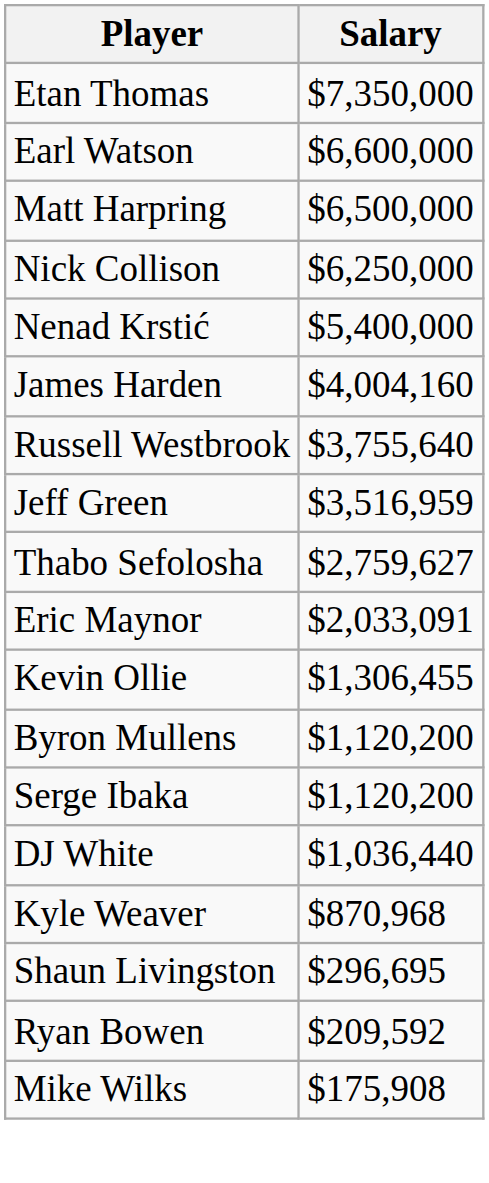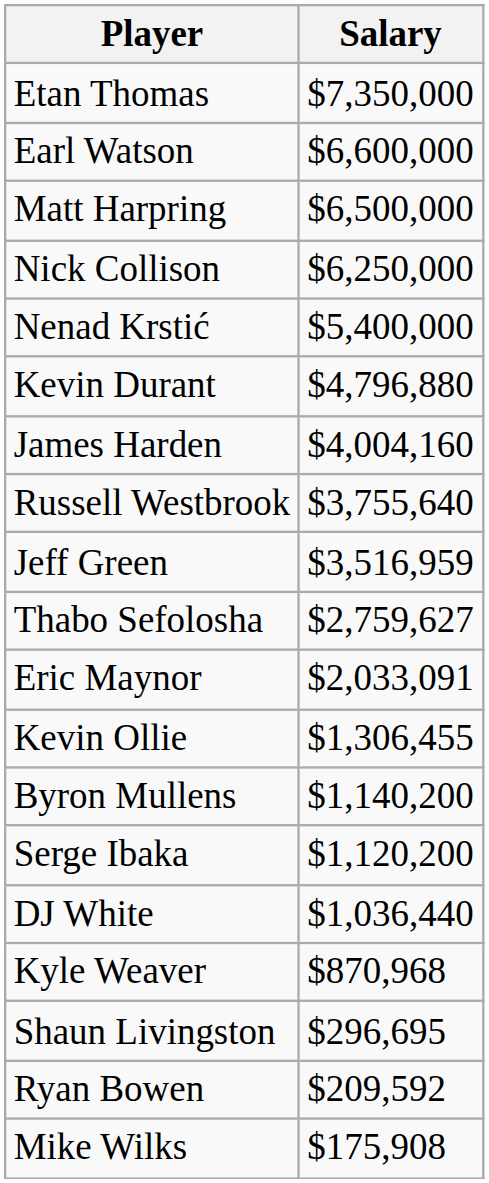+ row: (115, 385)
(390, 737) $1,120,200 -> (390, 795) $1,140,200
